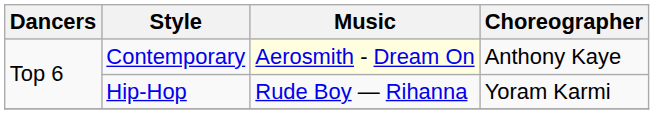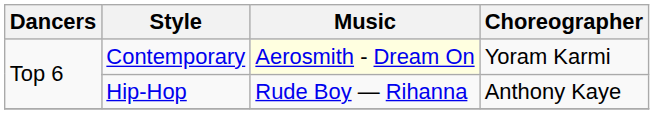(553, 56) Anthony Kaye -> (548, 56) Yoram Karmi
(548, 91) Yoram Karmi -> (553, 91) Anthony Kaye
